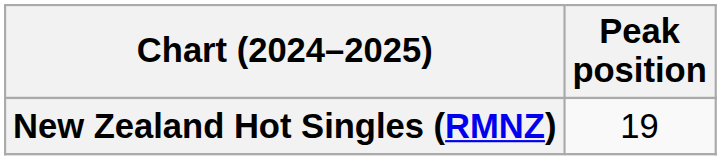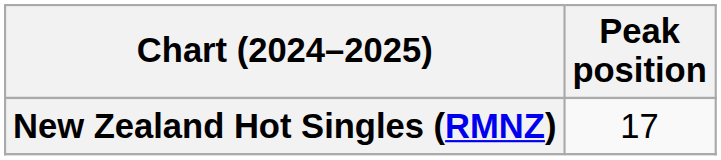(640, 125) 19 -> (640, 125) 17
